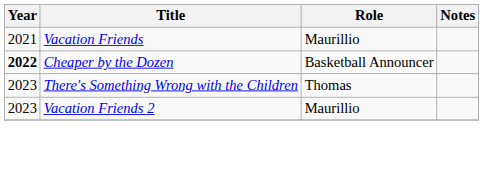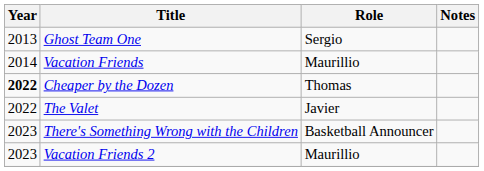+ row: (92, 39)
(22, 39) 2021 -> (22, 62) 2014
(369, 62) Basketball Announcer -> (328, 85) Thomas
+ row: (71, 108)
(328, 85) Thomas -> (369, 131) Basketball Announcer
